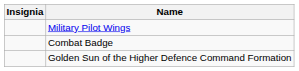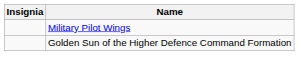- row: (80, 43)
